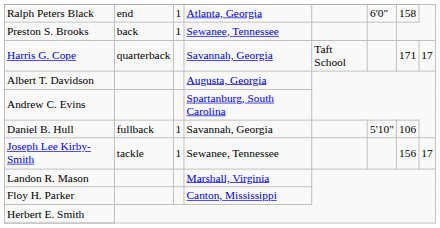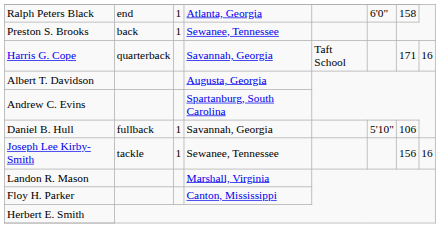(427, 55) 17 -> (427, 55) 16
(427, 153) 17 -> (427, 153) 16
